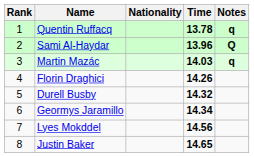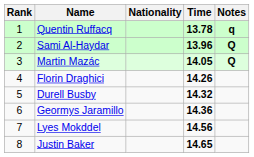(199, 62) 14.03 -> (199, 62) 14.05
(232, 62) q -> (232, 62) Q
(199, 111) 14.34 -> (199, 111) 14.36
